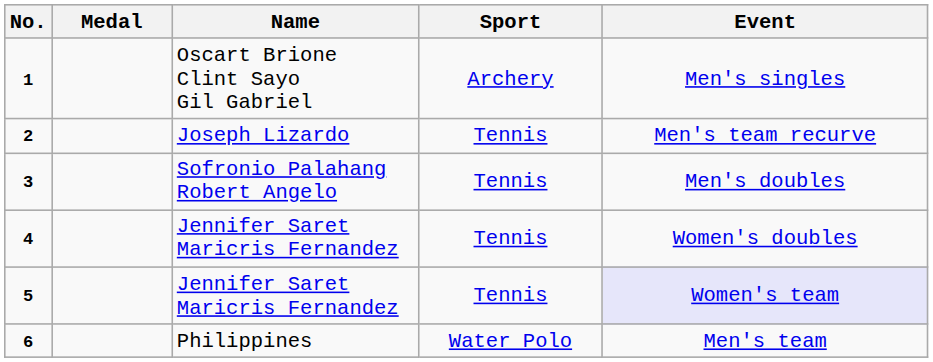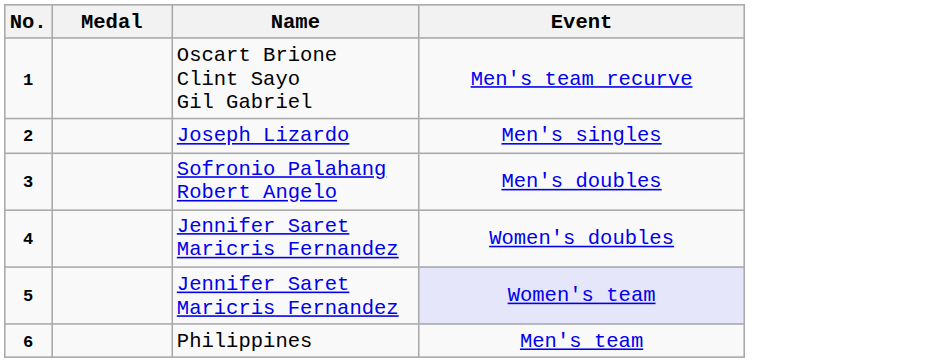- column: (510, 22)
(765, 79) Men's singles -> (582, 79) Men's team recurve
(765, 136) Men's team recurve -> (582, 136) Men's singles
